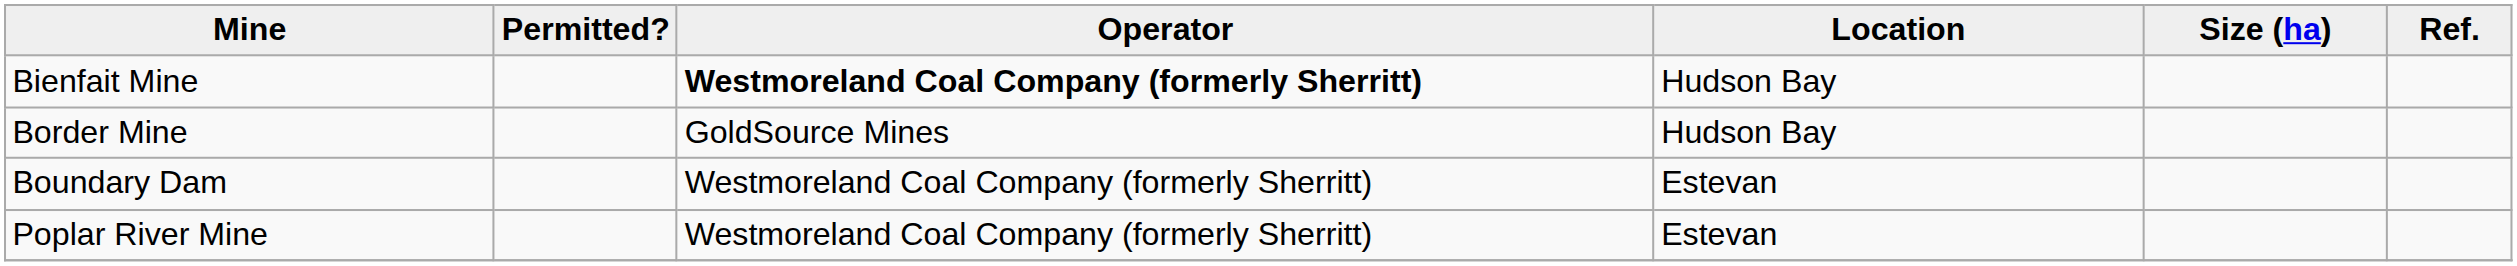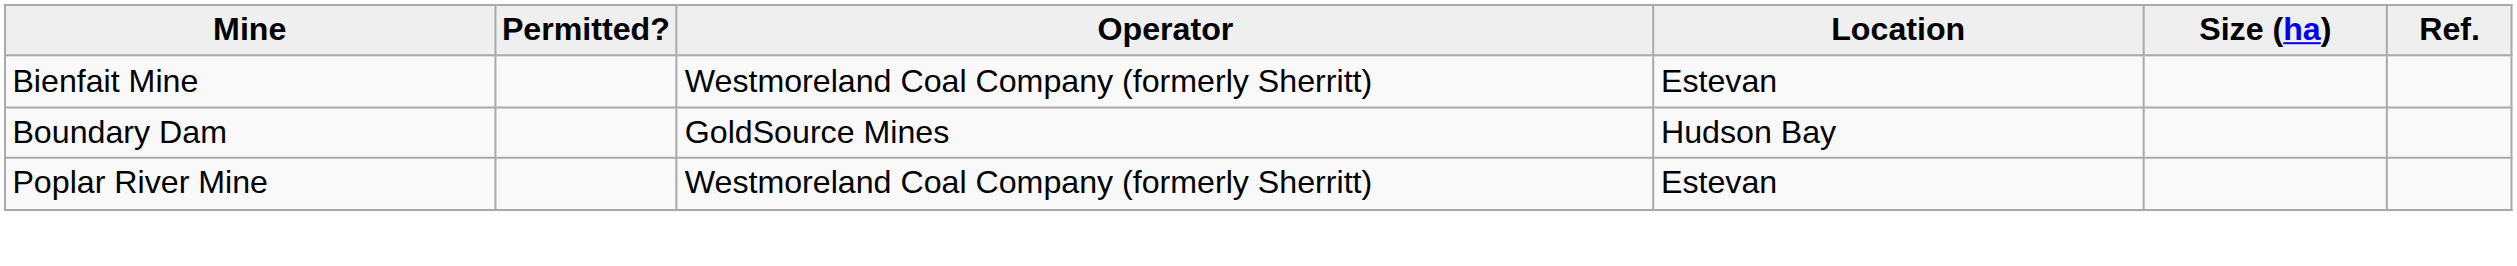(1053, 81) bold -> (1028, 81) normal
(1749, 81) Hudson Bay -> (1719, 81) Estevan
- row: (100, 132)
(1028, 183) Westmoreland Coal Company (formerly Sherritt) -> (817, 132) GoldSource Mines
(1719, 183) Estevan -> (1749, 132) Hudson Bay
